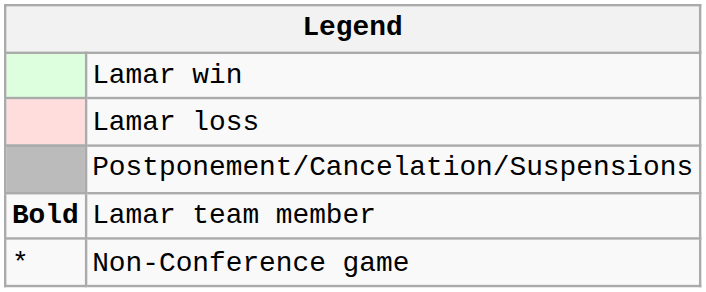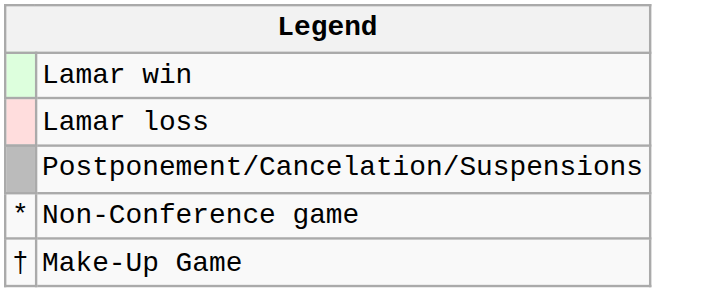- row: (234, 215)
+ row: (142, 262)
